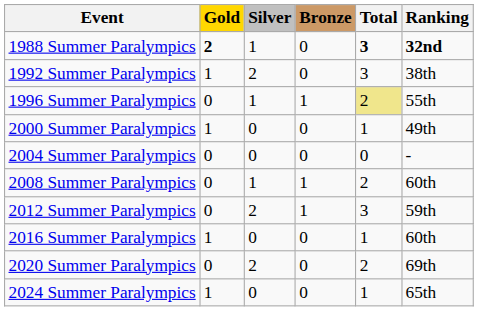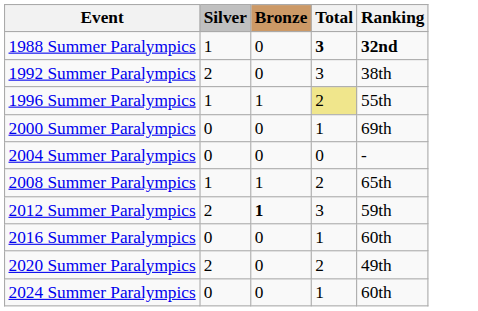- column: (222, 18)
(421, 127) 49th -> (376, 127) 69th
(421, 182) 60th -> (376, 182) 65th
(304, 210) normal -> (259, 210) bold
(421, 264) 69th -> (376, 264) 49th
(421, 292) 65th -> (376, 292) 60th
